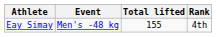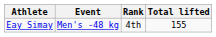columns swapped: (154, 11) <-> (199, 11)
